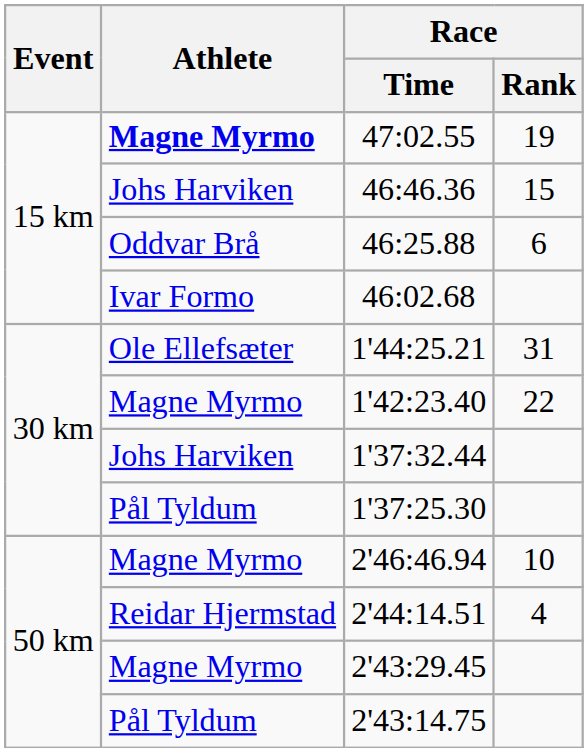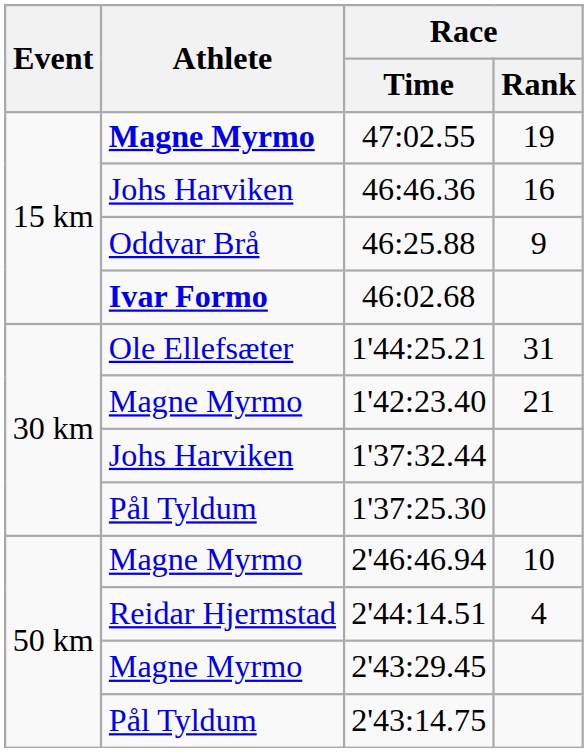(539, 190) 15 -> (539, 190) 16
(539, 243) 6 -> (539, 243) 9
(181, 296) normal -> (188, 296) bold
(539, 402) 22 -> (539, 402) 21
